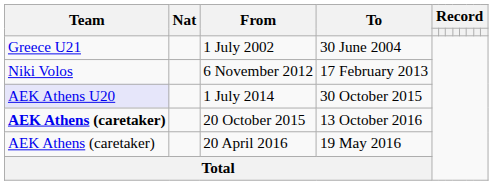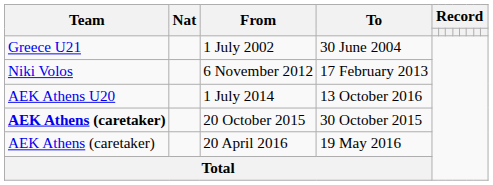(62, 95) lavender background -> (62, 95) no background
(371, 95) 30 October 2015 -> (371, 95) 13 October 2016
(371, 119) 13 October 2016 -> (371, 119) 30 October 2015
